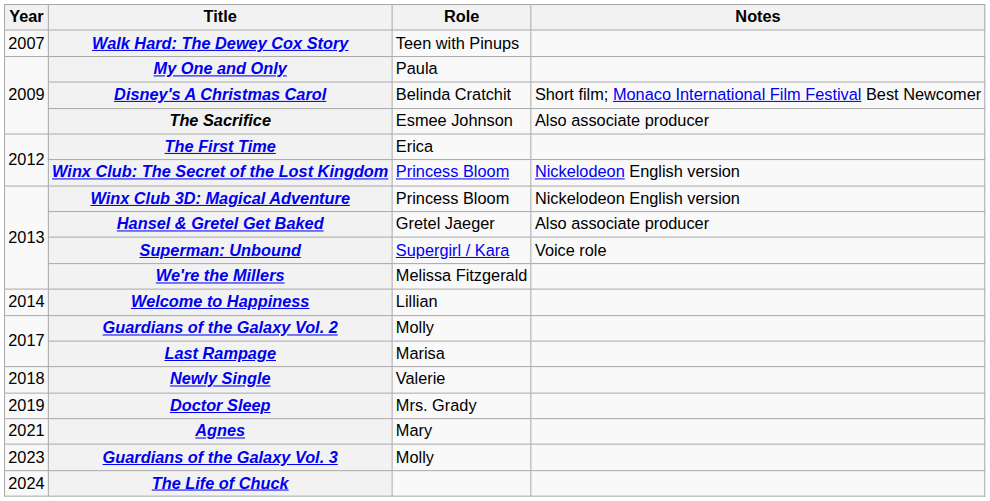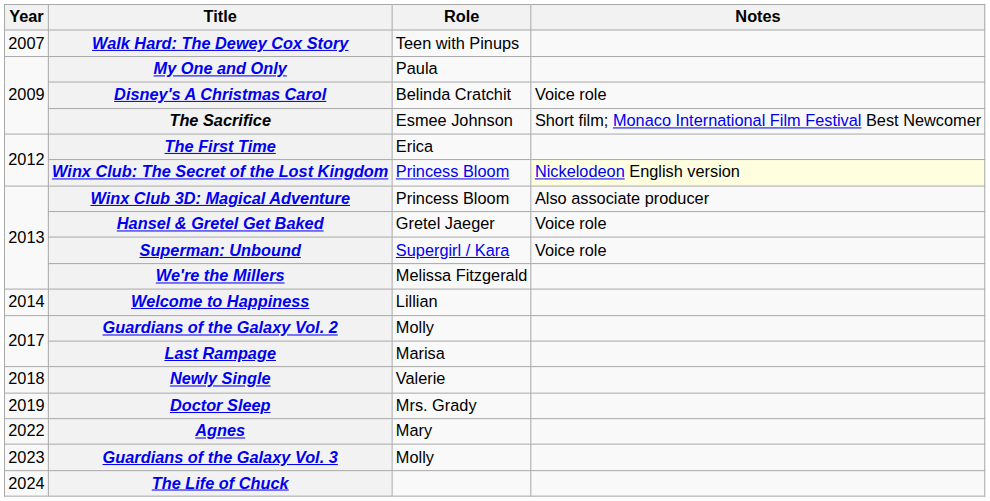(758, 95) Short film; Monaco International Film Festival Best Newcomer -> (571, 95) Voice role
(622, 120) Also associate producer -> (758, 120) Short film; Monaco International Film Festival Best Newcomer
(637, 172) no background -> (637, 172) lightyellow background
(637, 198) Nickelodeon English version -> (622, 198) Also associate producer
(622, 224) Also associate producer -> (571, 224) Voice role
(26, 431) 2021 -> (26, 431) 2022
